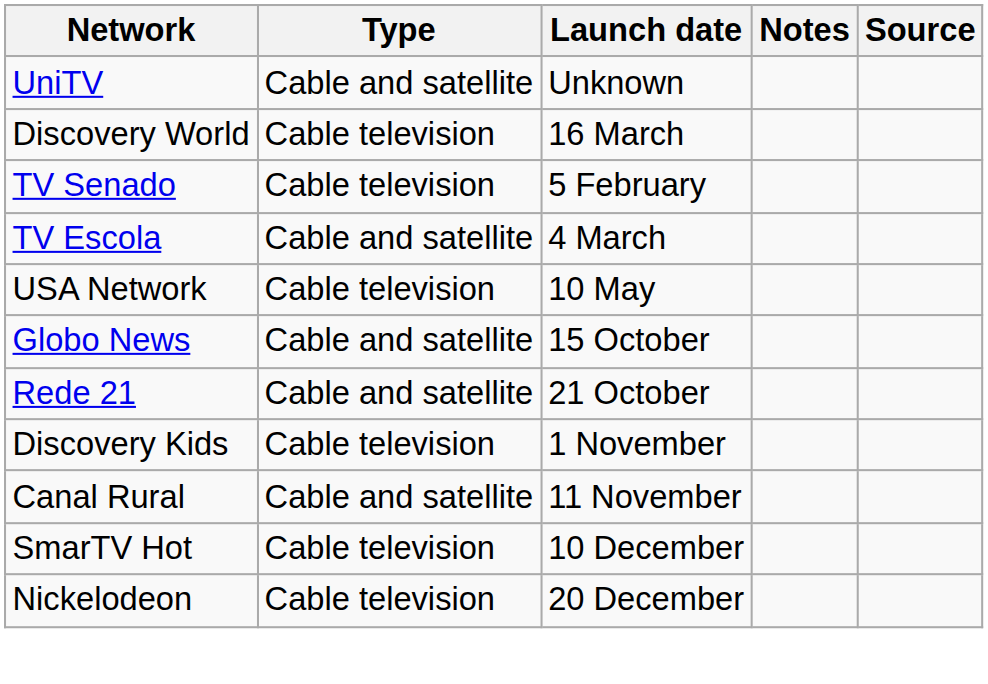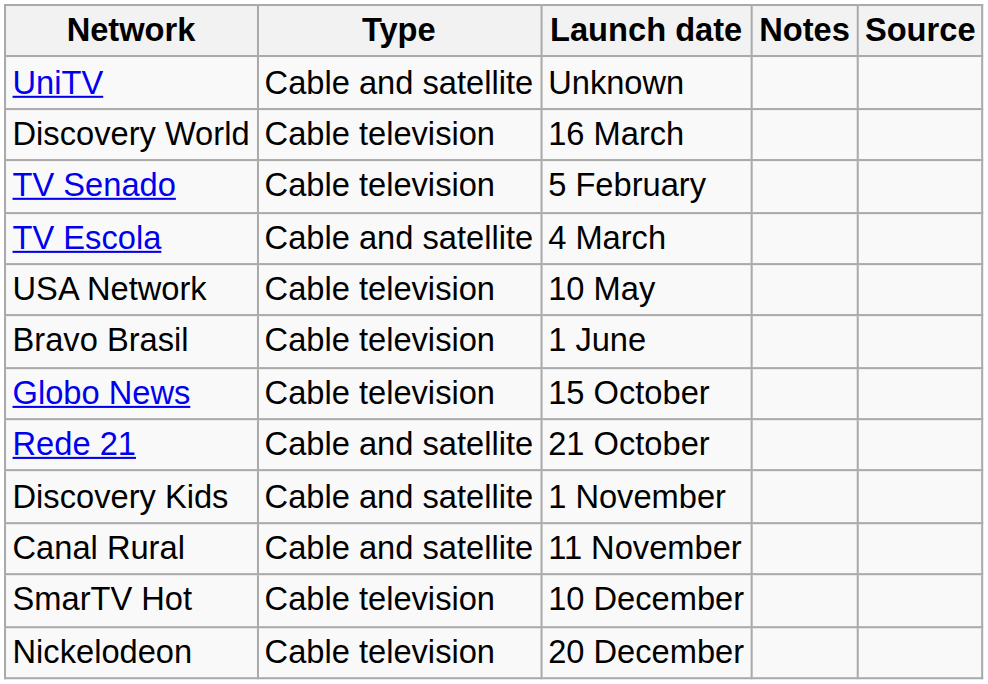+ row: (101, 340)
(399, 340) Cable and satellite -> (380, 392) Cable television
(380, 444) Cable television -> (399, 496) Cable and satellite
